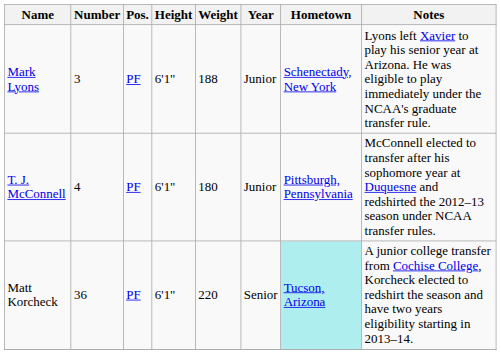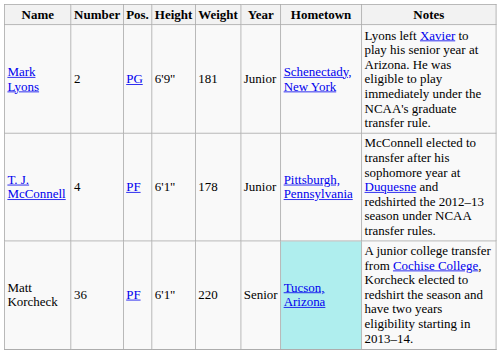(77, 79) 3 -> (77, 79) 2
(133, 79) PF -> (134, 79) PG
(165, 79) 6'1" -> (165, 79) 6'9"
(208, 79) 188 -> (208, 79) 181
(208, 187) 180 -> (208, 187) 178
